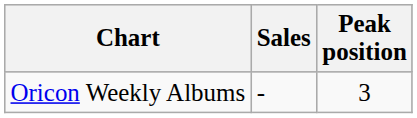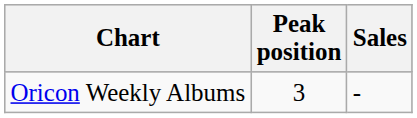columns swapped: (365, 38) <-> (284, 38)
